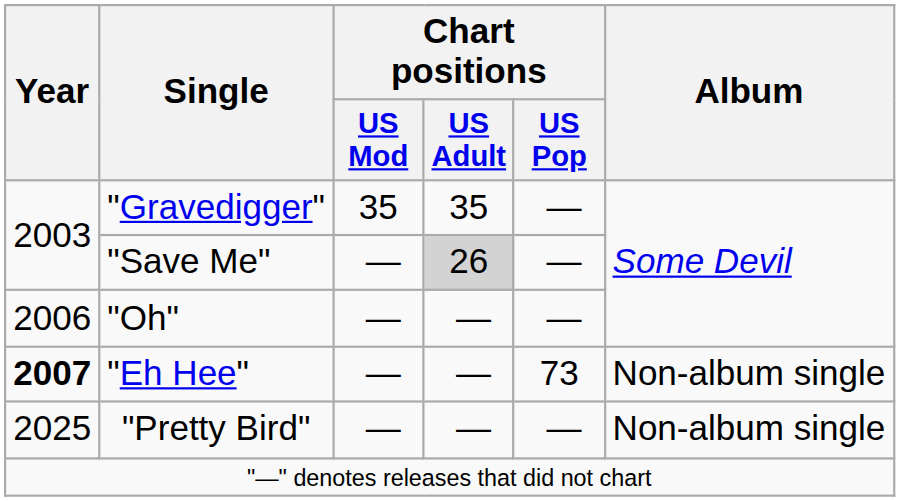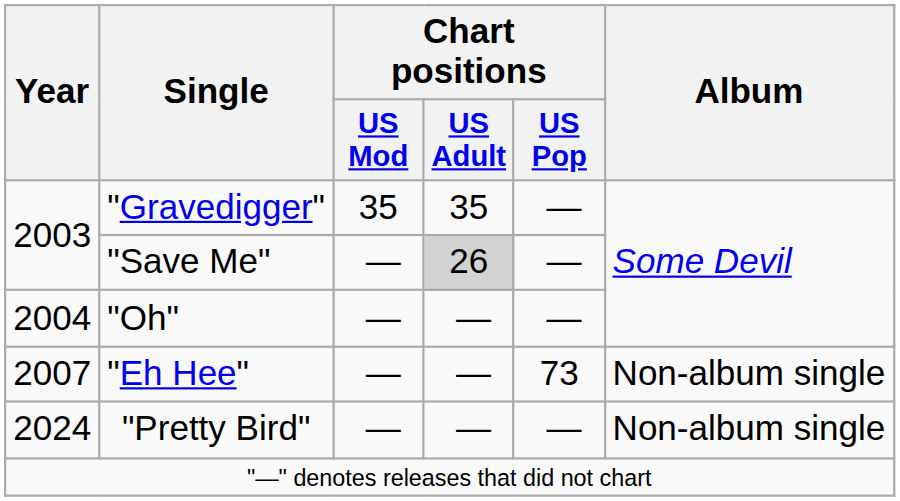(52, 317) 2006 -> (52, 317) 2004
(52, 373) bold -> (52, 373) normal
(52, 429) 2025 -> (52, 429) 2024
